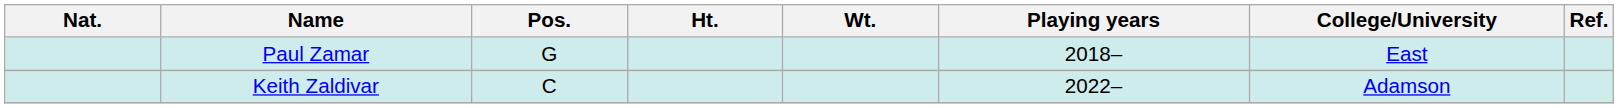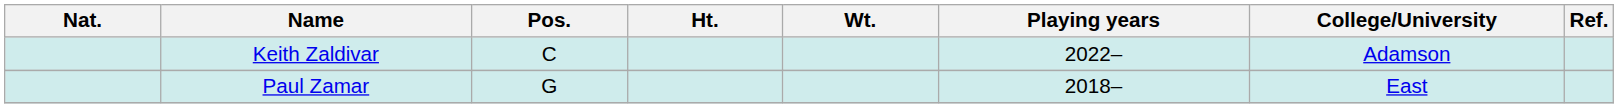rows swapped: (316, 86) <-> (316, 53)
